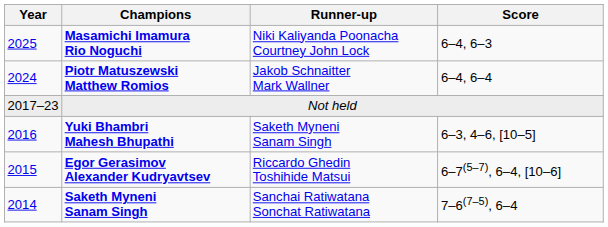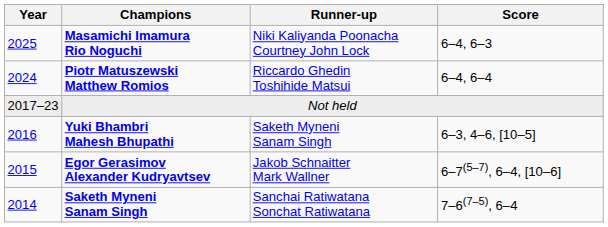(302, 78) Jakob Schnaitter Mark Wallner -> (302, 78) Riccardo Ghedin Toshihide Matsui
(302, 170) Riccardo Ghedin Toshihide Matsui -> (302, 170) Jakob Schnaitter Mark Wallner
